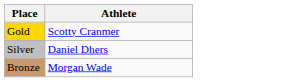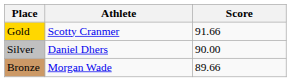+ column: (239, 13)
